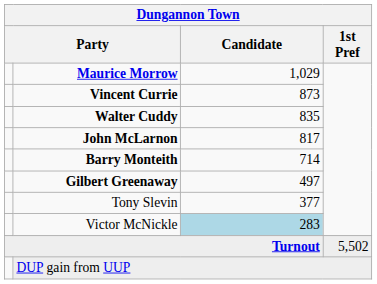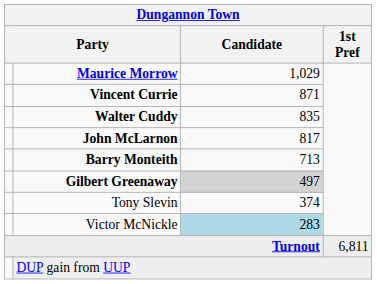(310, 95) 873 -> (310, 95) 871
(310, 159) 714 -> (310, 159) 713
(310, 181) no background -> (310, 181) lightgrey background
(310, 203) 377 -> (310, 203) 374
(353, 246) 5,502 -> (354, 246) 6,811
